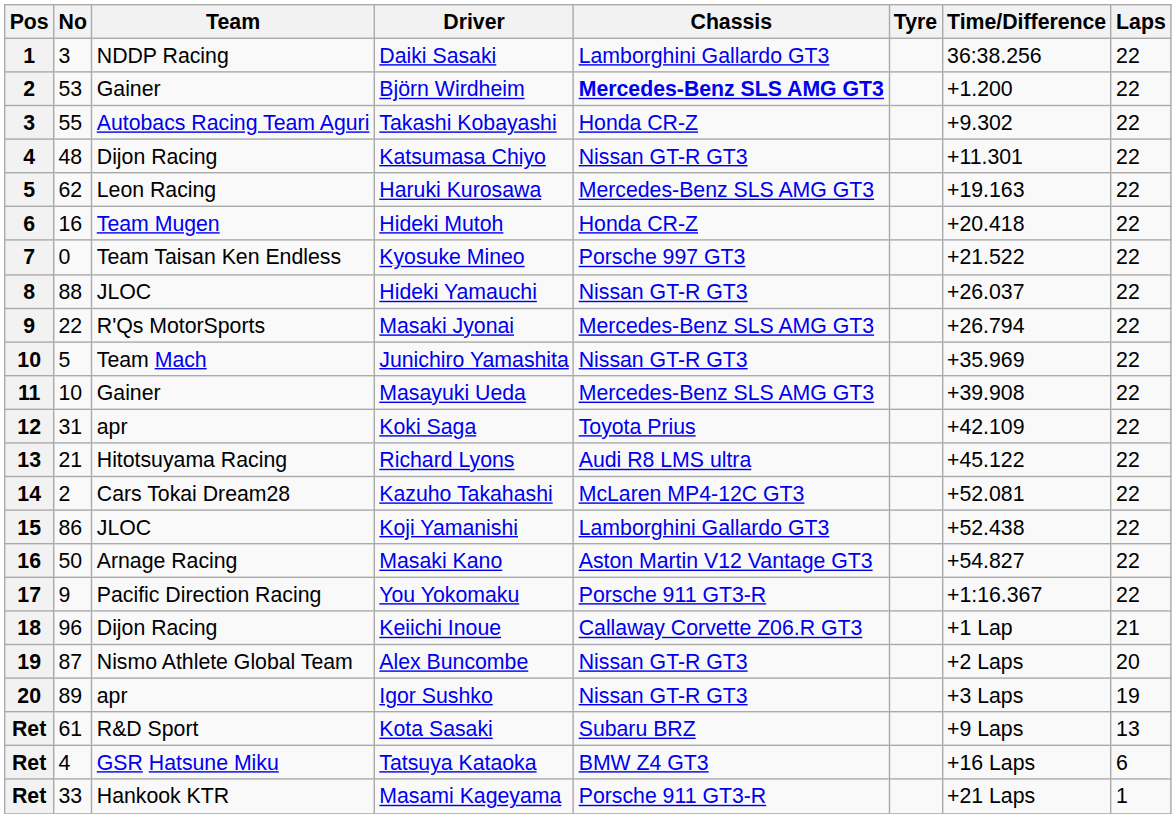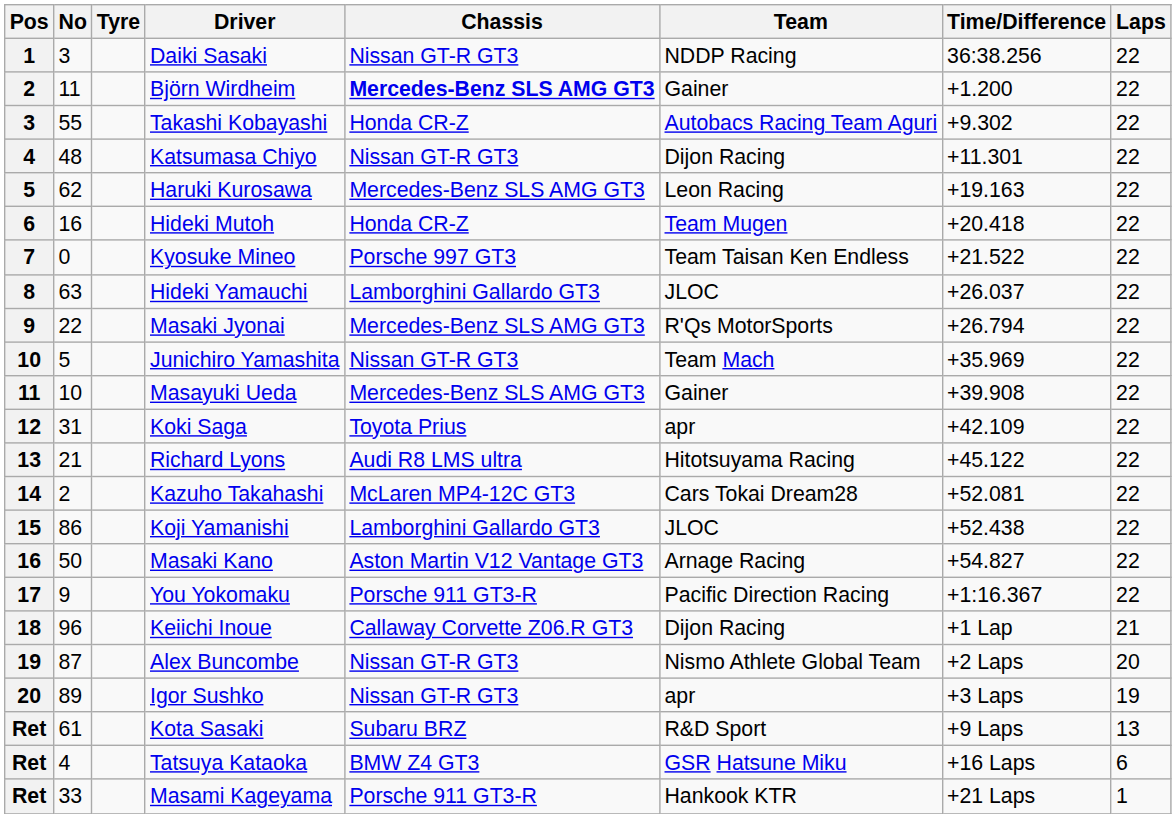columns swapped: (233, 22) <-> (915, 22)
(704, 55) Lamborghini Gallardo GT3 -> (434, 55) Nissan GT-R GT3
(70, 89) 53 -> (70, 89) 11
(70, 291) 88 -> (70, 291) 63
(663, 291) Nissan GT-R GT3 -> (475, 291) Lamborghini Gallardo GT3
